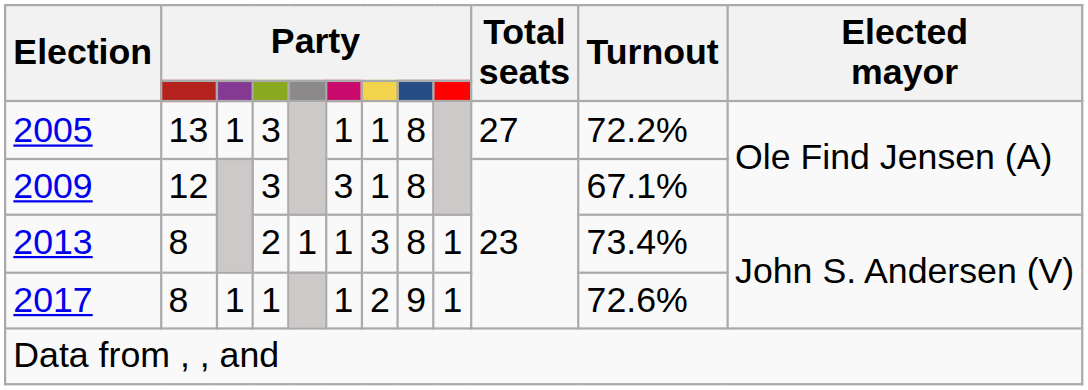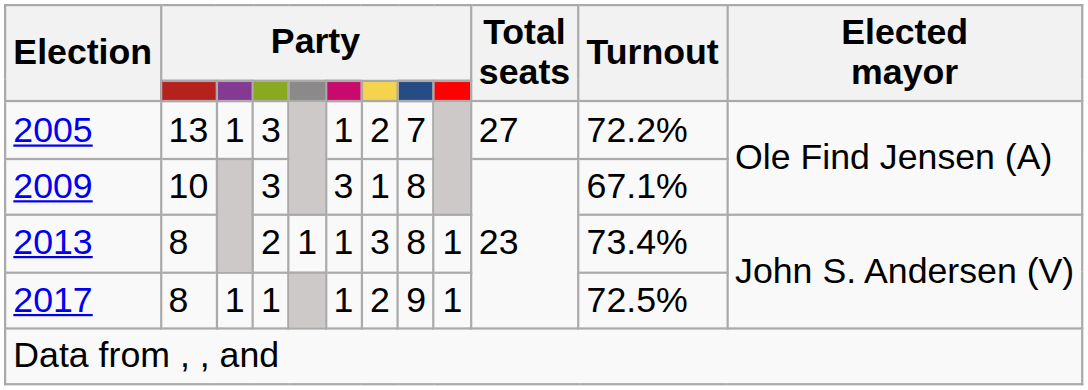(380, 129) 1 -> (380, 129) 2
(416, 129) 8 -> (416, 129) 7
(188, 186) 12 -> (188, 186) 10
(637, 299) 72.6% -> (637, 299) 72.5%
